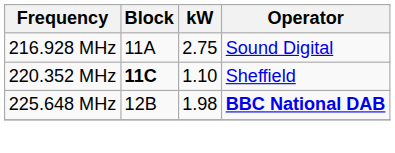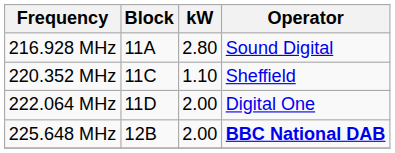(200, 47) 2.75 -> (200, 47) 2.80
(141, 76) bold -> (141, 76) normal
+ row: (63, 104)
(200, 104) 1.98 -> (200, 133) 2.00
